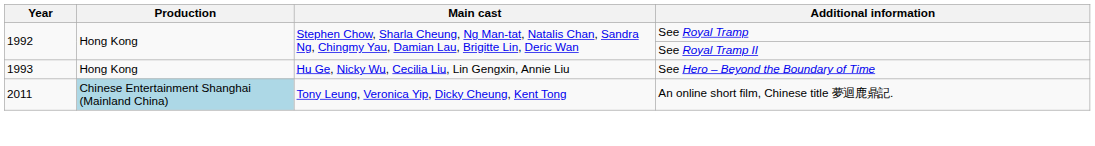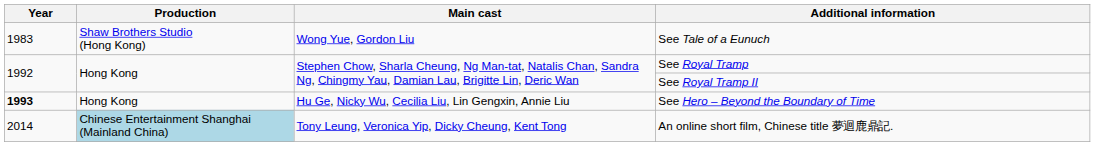+ row: (714, 38)
(20, 69) normal -> (20, 100) bold
(20, 94) 2011 -> (20, 126) 2014
